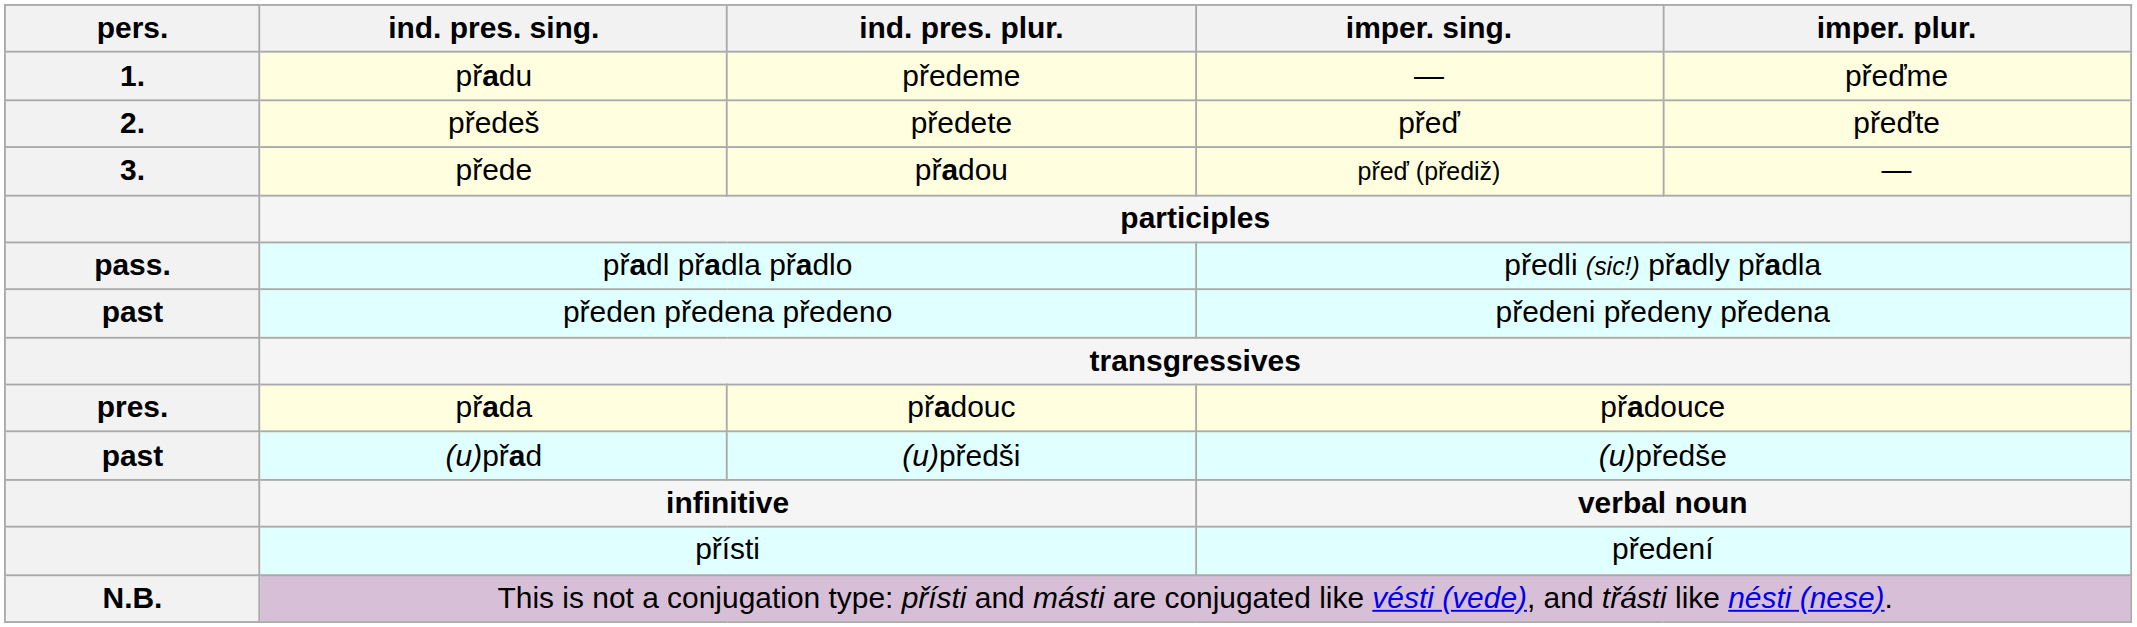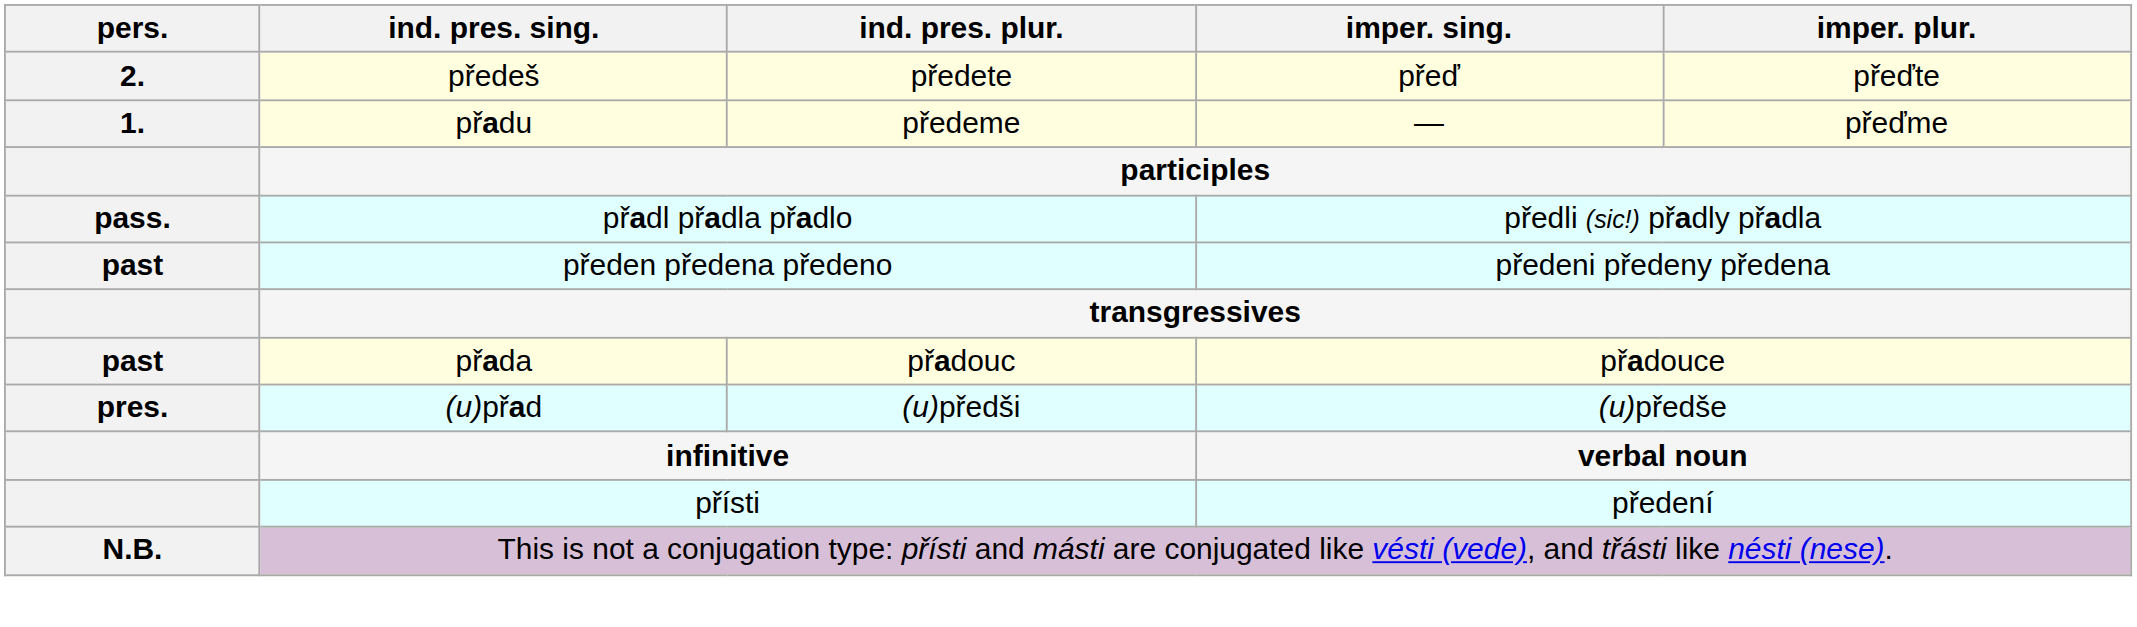rows swapped: (494, 75) <-> (494, 123)
- row: (494, 170)
(132, 407) pres. -> (132, 360) past
(132, 455) past -> (132, 407) pres.
